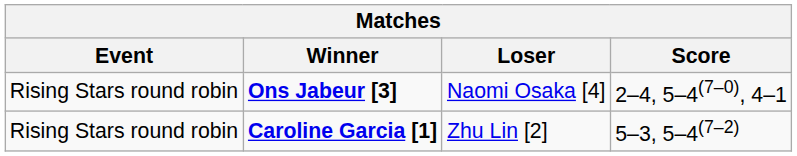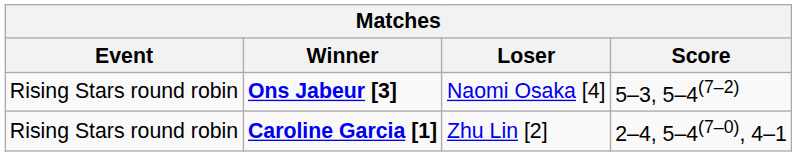(701, 91) 2–4, 5–4(7–0), 4–1 -> (677, 91) 5–3, 5–4(7–2)
(677, 131) 5–3, 5–4(7–2) -> (701, 131) 2–4, 5–4(7–0), 4–1
